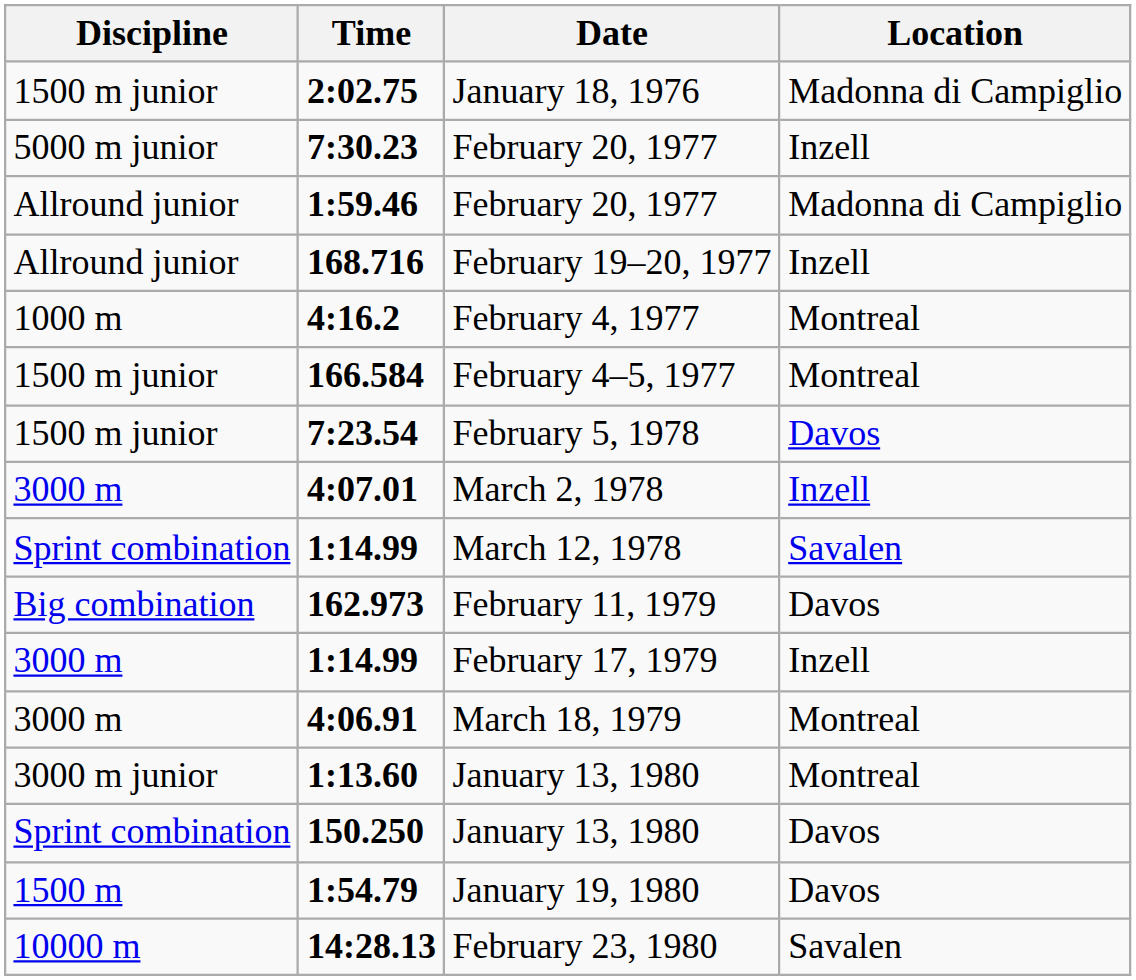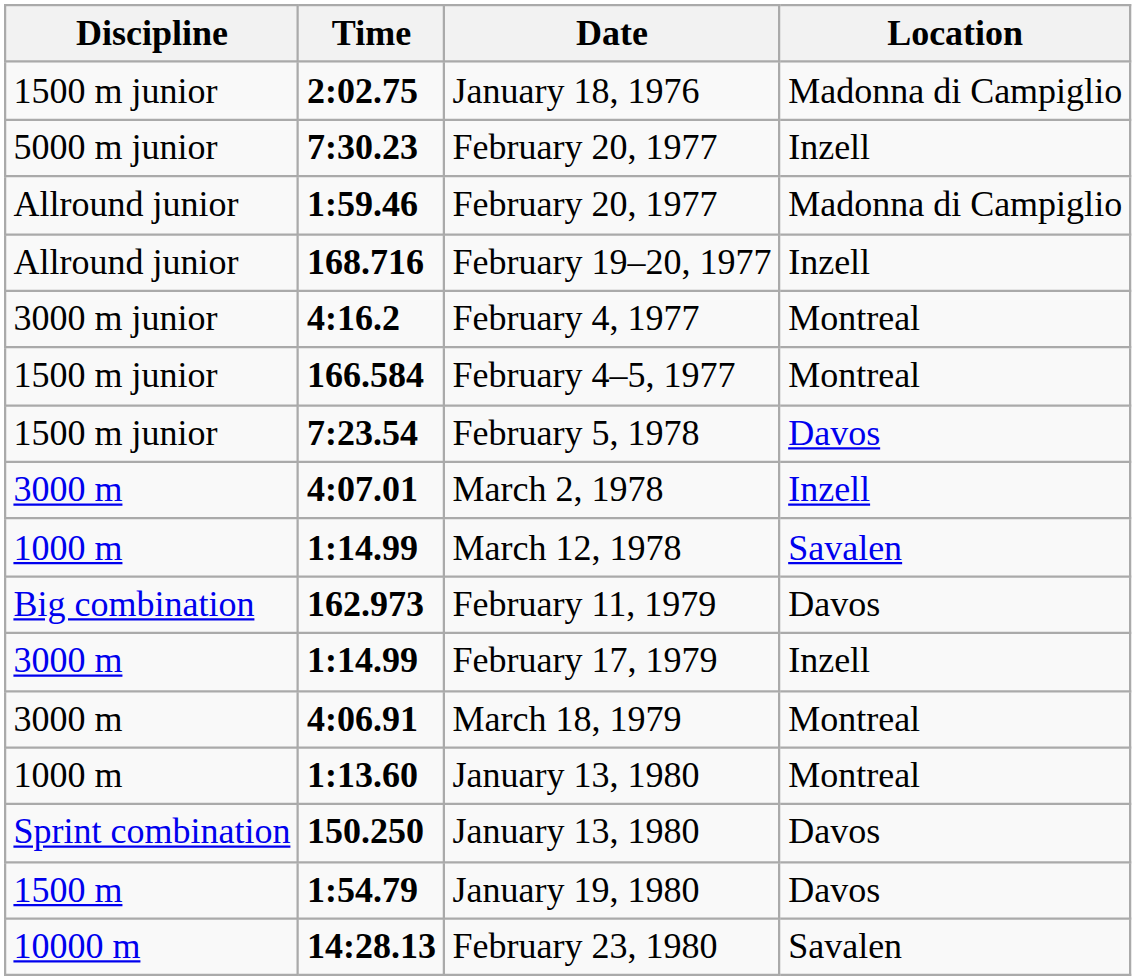(68, 318) 1000 m -> (115, 318) 3000 m junior
(152, 546) Sprint combination -> (68, 546) 1000 m
(115, 775) 3000 m junior -> (68, 775) 1000 m
